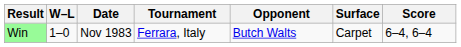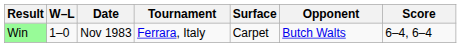columns swapped: (358, 14) <-> (281, 14)
